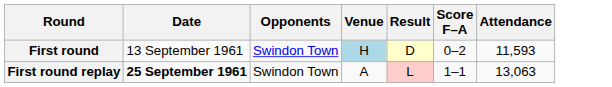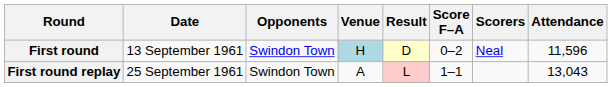+ column: (501, 22)
(516, 51) 11,593 -> (568, 51) 11,596
(187, 72) bold -> (185, 72) normal
(516, 72) 13,063 -> (568, 72) 13,043
